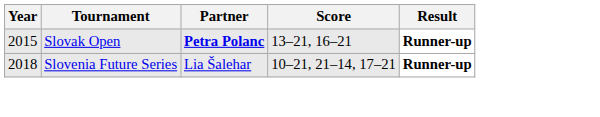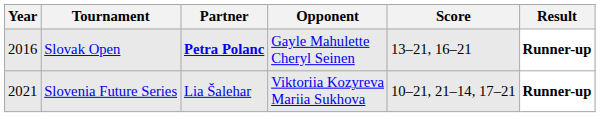+ column: (328, 17)
(23, 41) 2015 -> (23, 49) 2016
(23, 65) 2018 -> (23, 91) 2021
